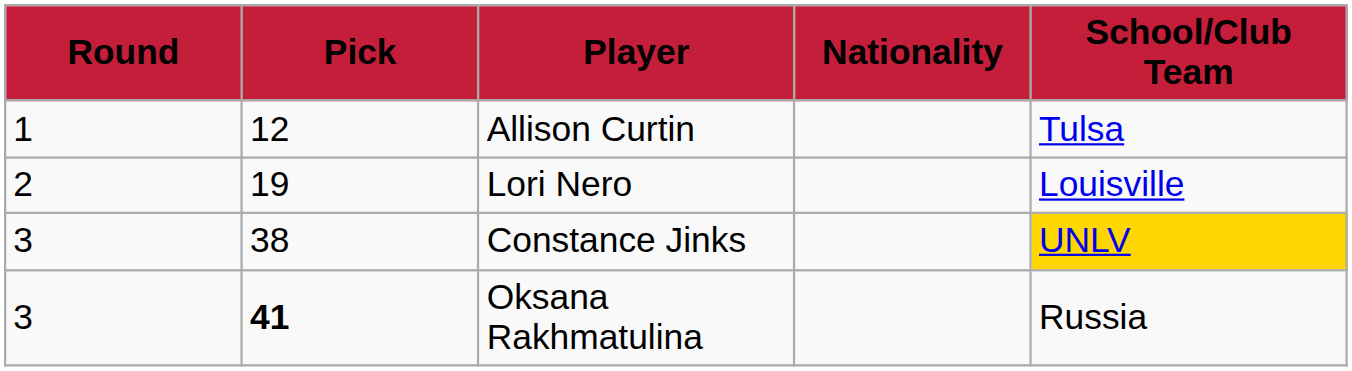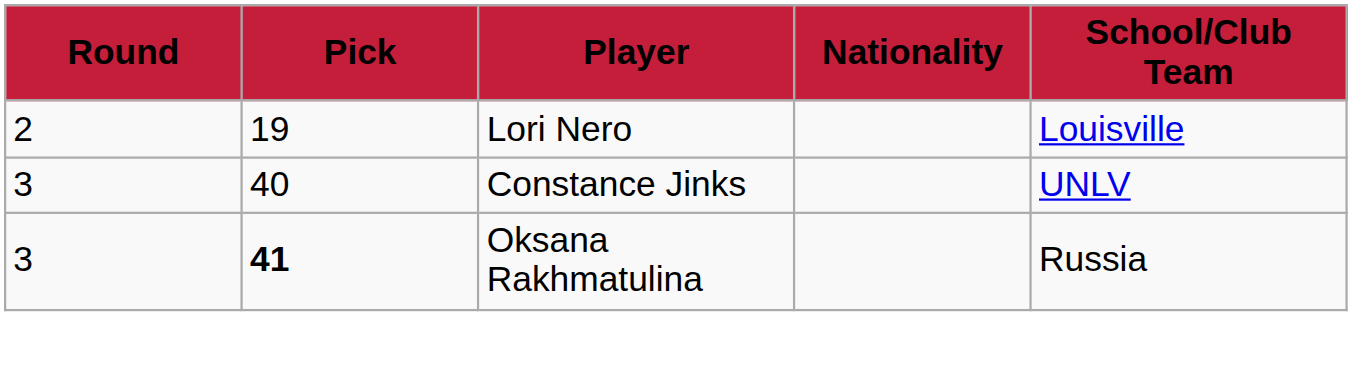- row: (591, 128)
(270, 240) 38 -> (270, 184) 40
(1085, 240) gold background -> (1085, 184) no background
